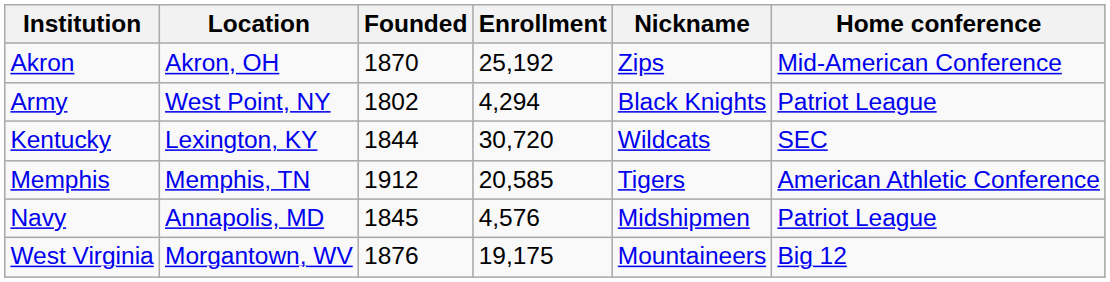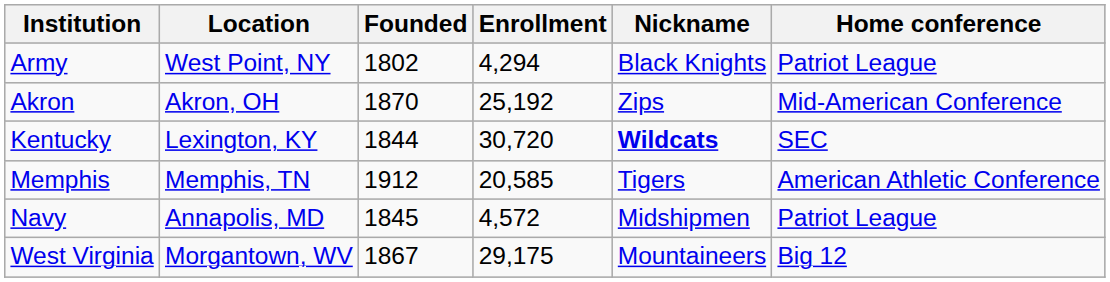rows swapped: (39, 101) <-> (42, 62)
(664, 140) normal -> (668, 140) bold
(509, 218) 4,576 -> (509, 218) 4,572
(391, 256) 1876 -> (391, 256) 1867
(516, 256) 19,175 -> (516, 256) 29,175
